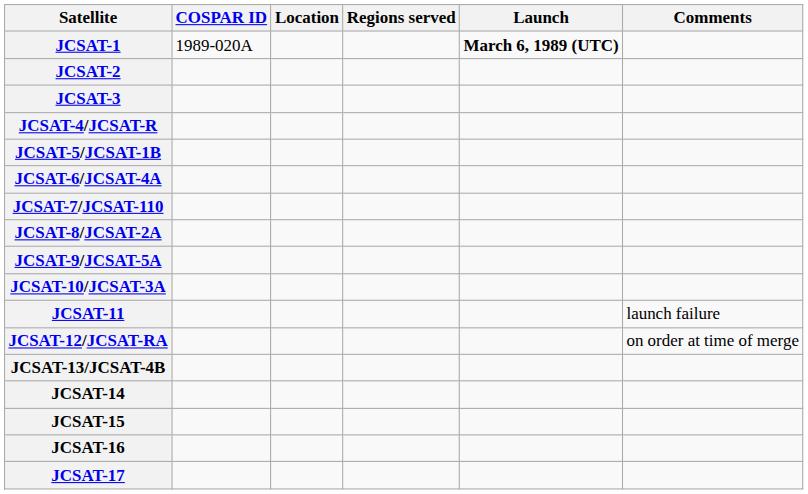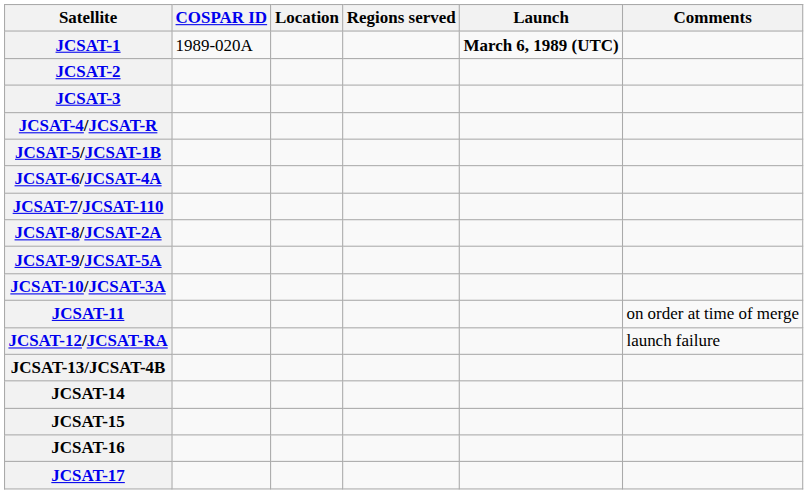(673, 313) launch failure -> (713, 313) on order at time of merge
(713, 340) on order at time of merge -> (673, 340) launch failure
